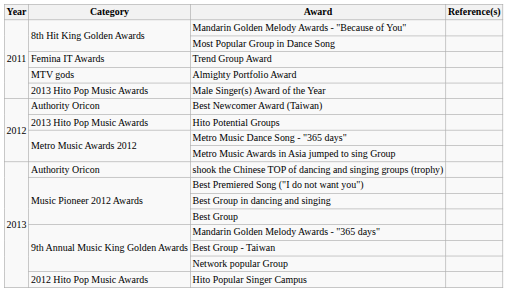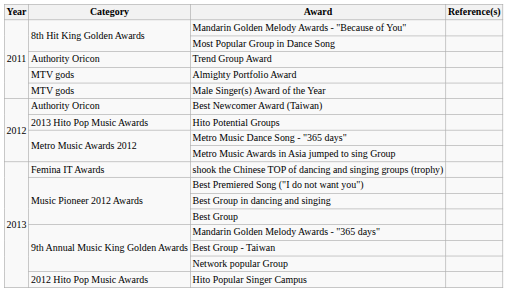(68, 59) Femina IT Awards -> (65, 59) Authority Oricon
(90, 91) 2013 Hito Pop Music Awards -> (53, 91) MTV gods
(65, 169) Authority Oricon -> (68, 169) Femina IT Awards
